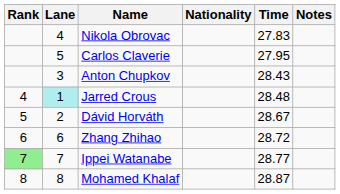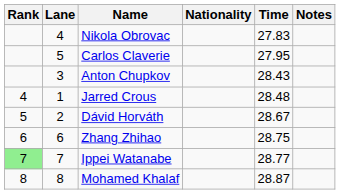(60, 96) paleturquoise background -> (60, 96) no background
(274, 138) 28.72 -> (274, 138) 28.75
